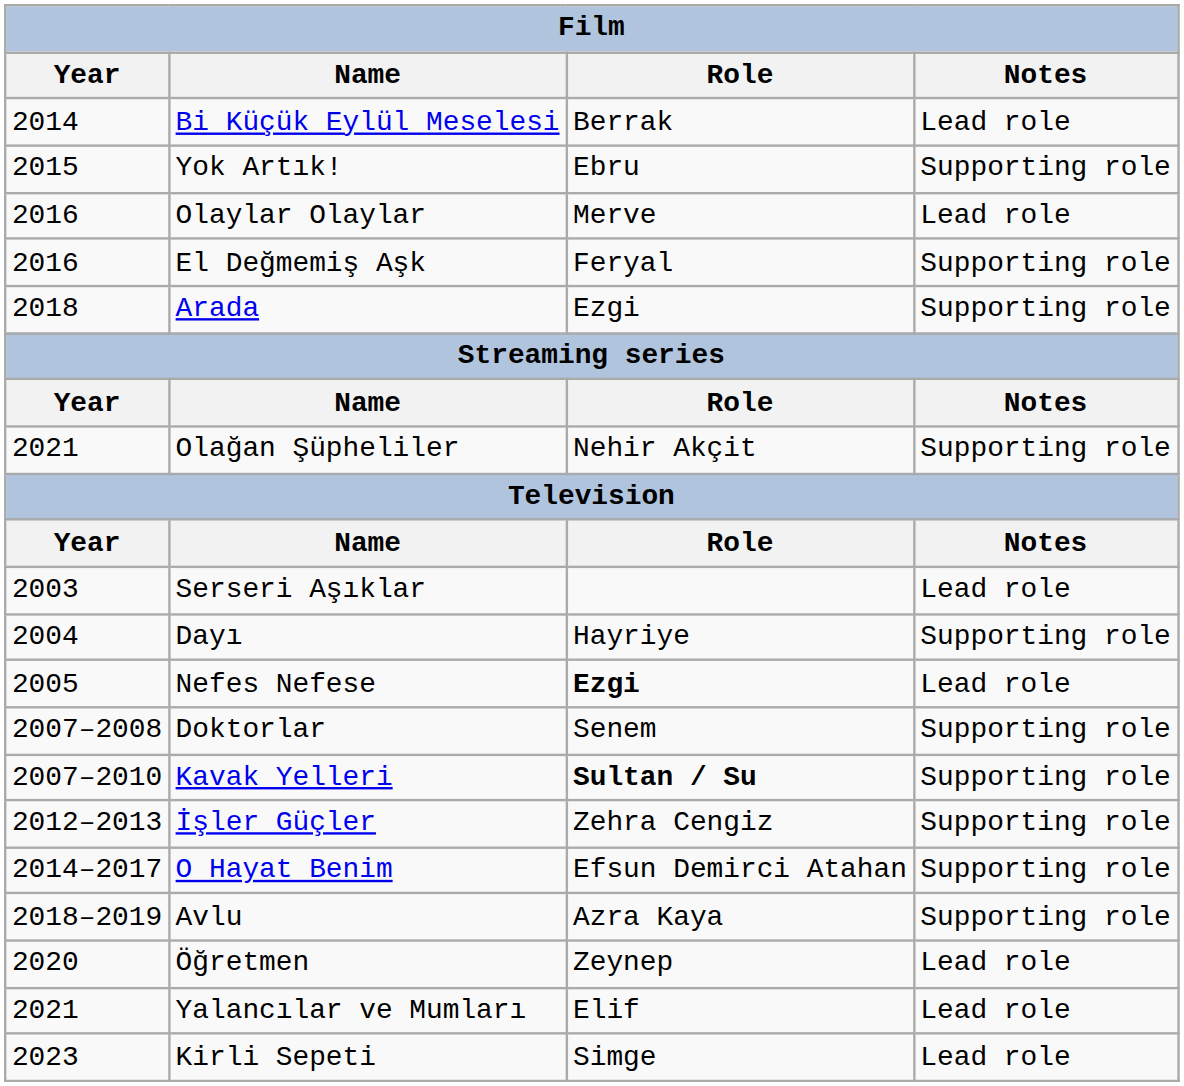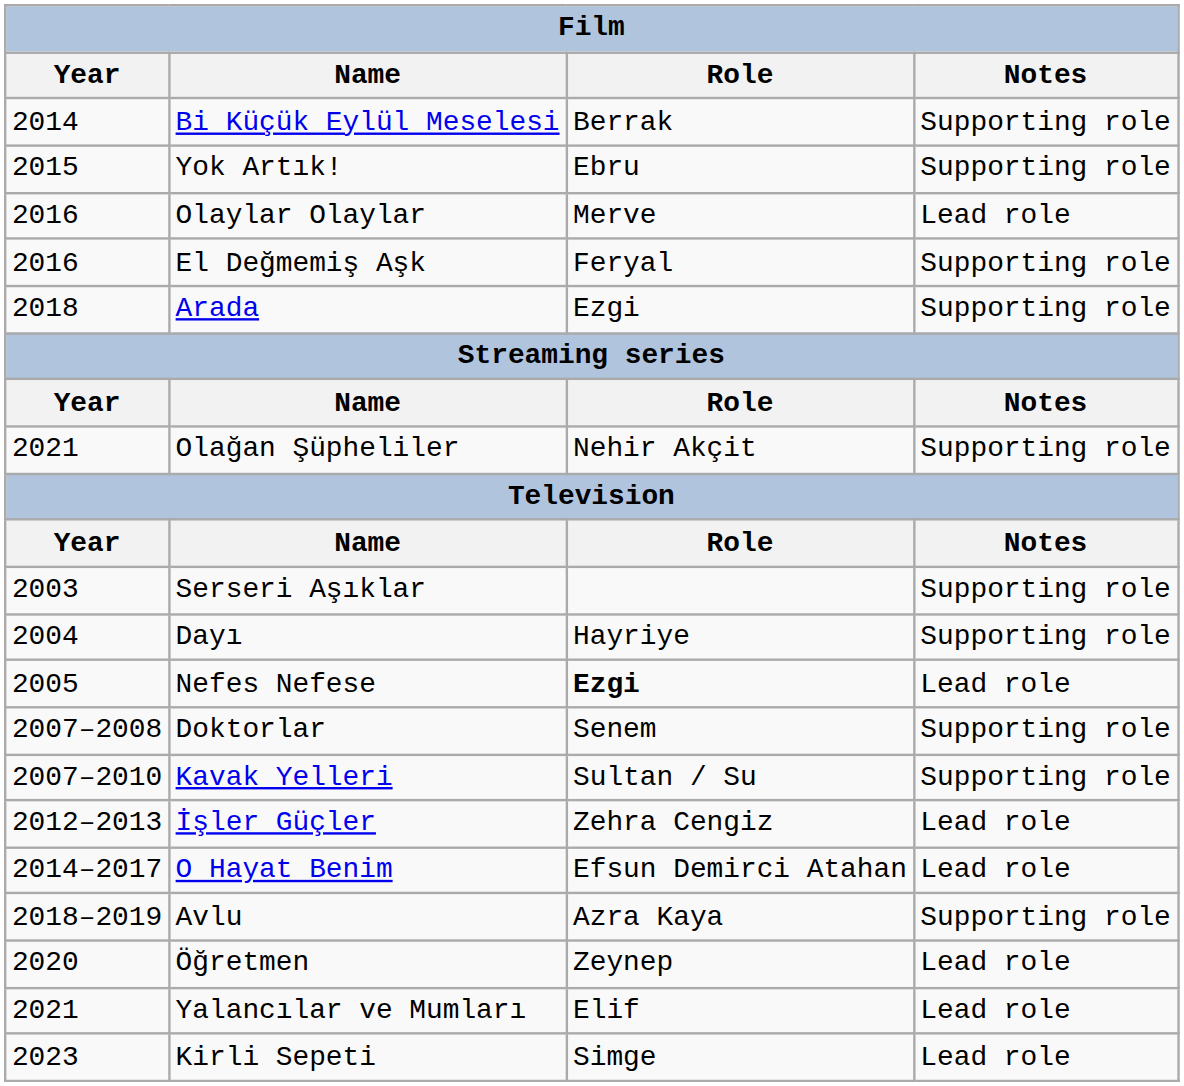(995, 122) Lead role -> (1046, 122) Supporting role
(995, 590) Lead role -> (1046, 590) Supporting role
(665, 777) bold -> (665, 777) normal
(1046, 824) Supporting role -> (995, 824) Lead role
(1046, 870) Supporting role -> (995, 870) Lead role
